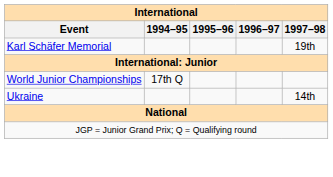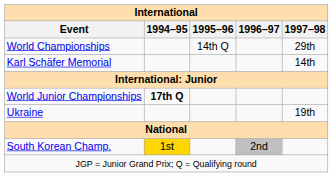+ row: (58, 46)
(305, 46) 19th -> (305, 63) 14th
(167, 79) normal -> (167, 96) bold
(305, 96) 14th -> (305, 113) 19th
+ row: (59, 146)
